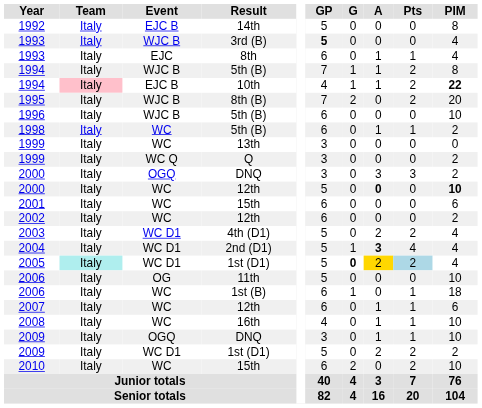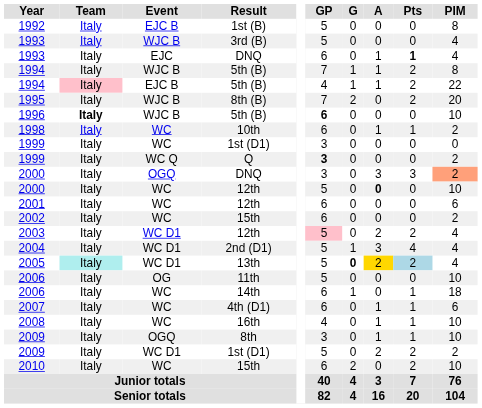(249, 26) 14th -> (249, 26) 1st (B)
(324, 41) bold -> (324, 41) normal
(249, 55) 8th -> (249, 55) DNQ
(413, 55) normal -> (413, 55) bold
(249, 85) 10th -> (249, 85) 5th (B)
(455, 85) bold -> (455, 85) normal
(91, 115) normal -> (91, 115) bold
(324, 115) normal -> (324, 115) bold
(249, 129) 5th (B) -> (249, 129) 10th
(249, 144) 13th -> (249, 144) 1st (D1)
(324, 159) normal -> (324, 159) bold
(455, 174) no background -> (455, 174) lightsalmon background
(455, 189) bold -> (455, 189) normal
(249, 203) 15th -> (249, 203) 12th
(249, 218) 12th -> (249, 218) 15th
(249, 233) 4th (D1) -> (249, 233) 12th
(324, 233) no background -> (324, 233) pink background
(378, 248) bold -> (378, 248) normal
(249, 263) 1st (D1) -> (249, 263) 13th
(249, 292) 1st (B) -> (249, 292) 14th
(249, 307) 12th -> (249, 307) 4th (D1)
(249, 337) DNQ -> (249, 337) 8th
